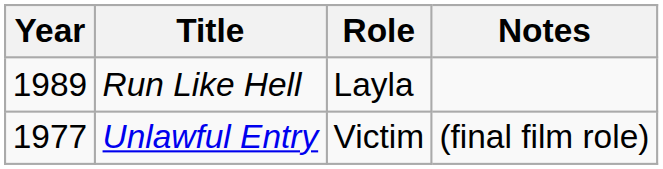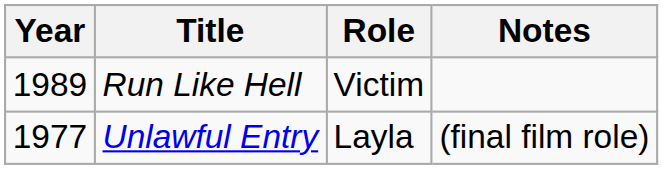(374, 84) Layla -> (379, 84) Victim
(379, 137) Victim -> (374, 137) Layla
